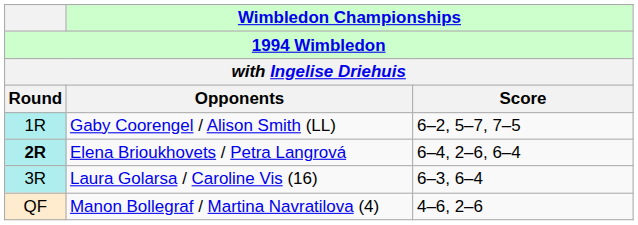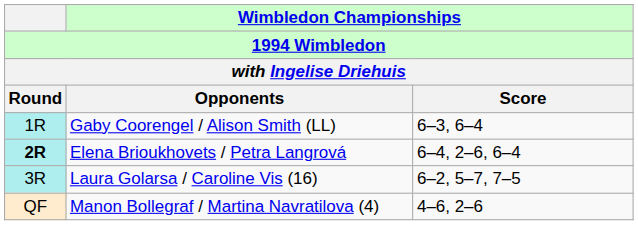(469, 125) 6–2, 5–7, 7–5 -> (450, 125) 6–3, 6–4
(450, 179) 6–3, 6–4 -> (469, 179) 6–2, 5–7, 7–5
